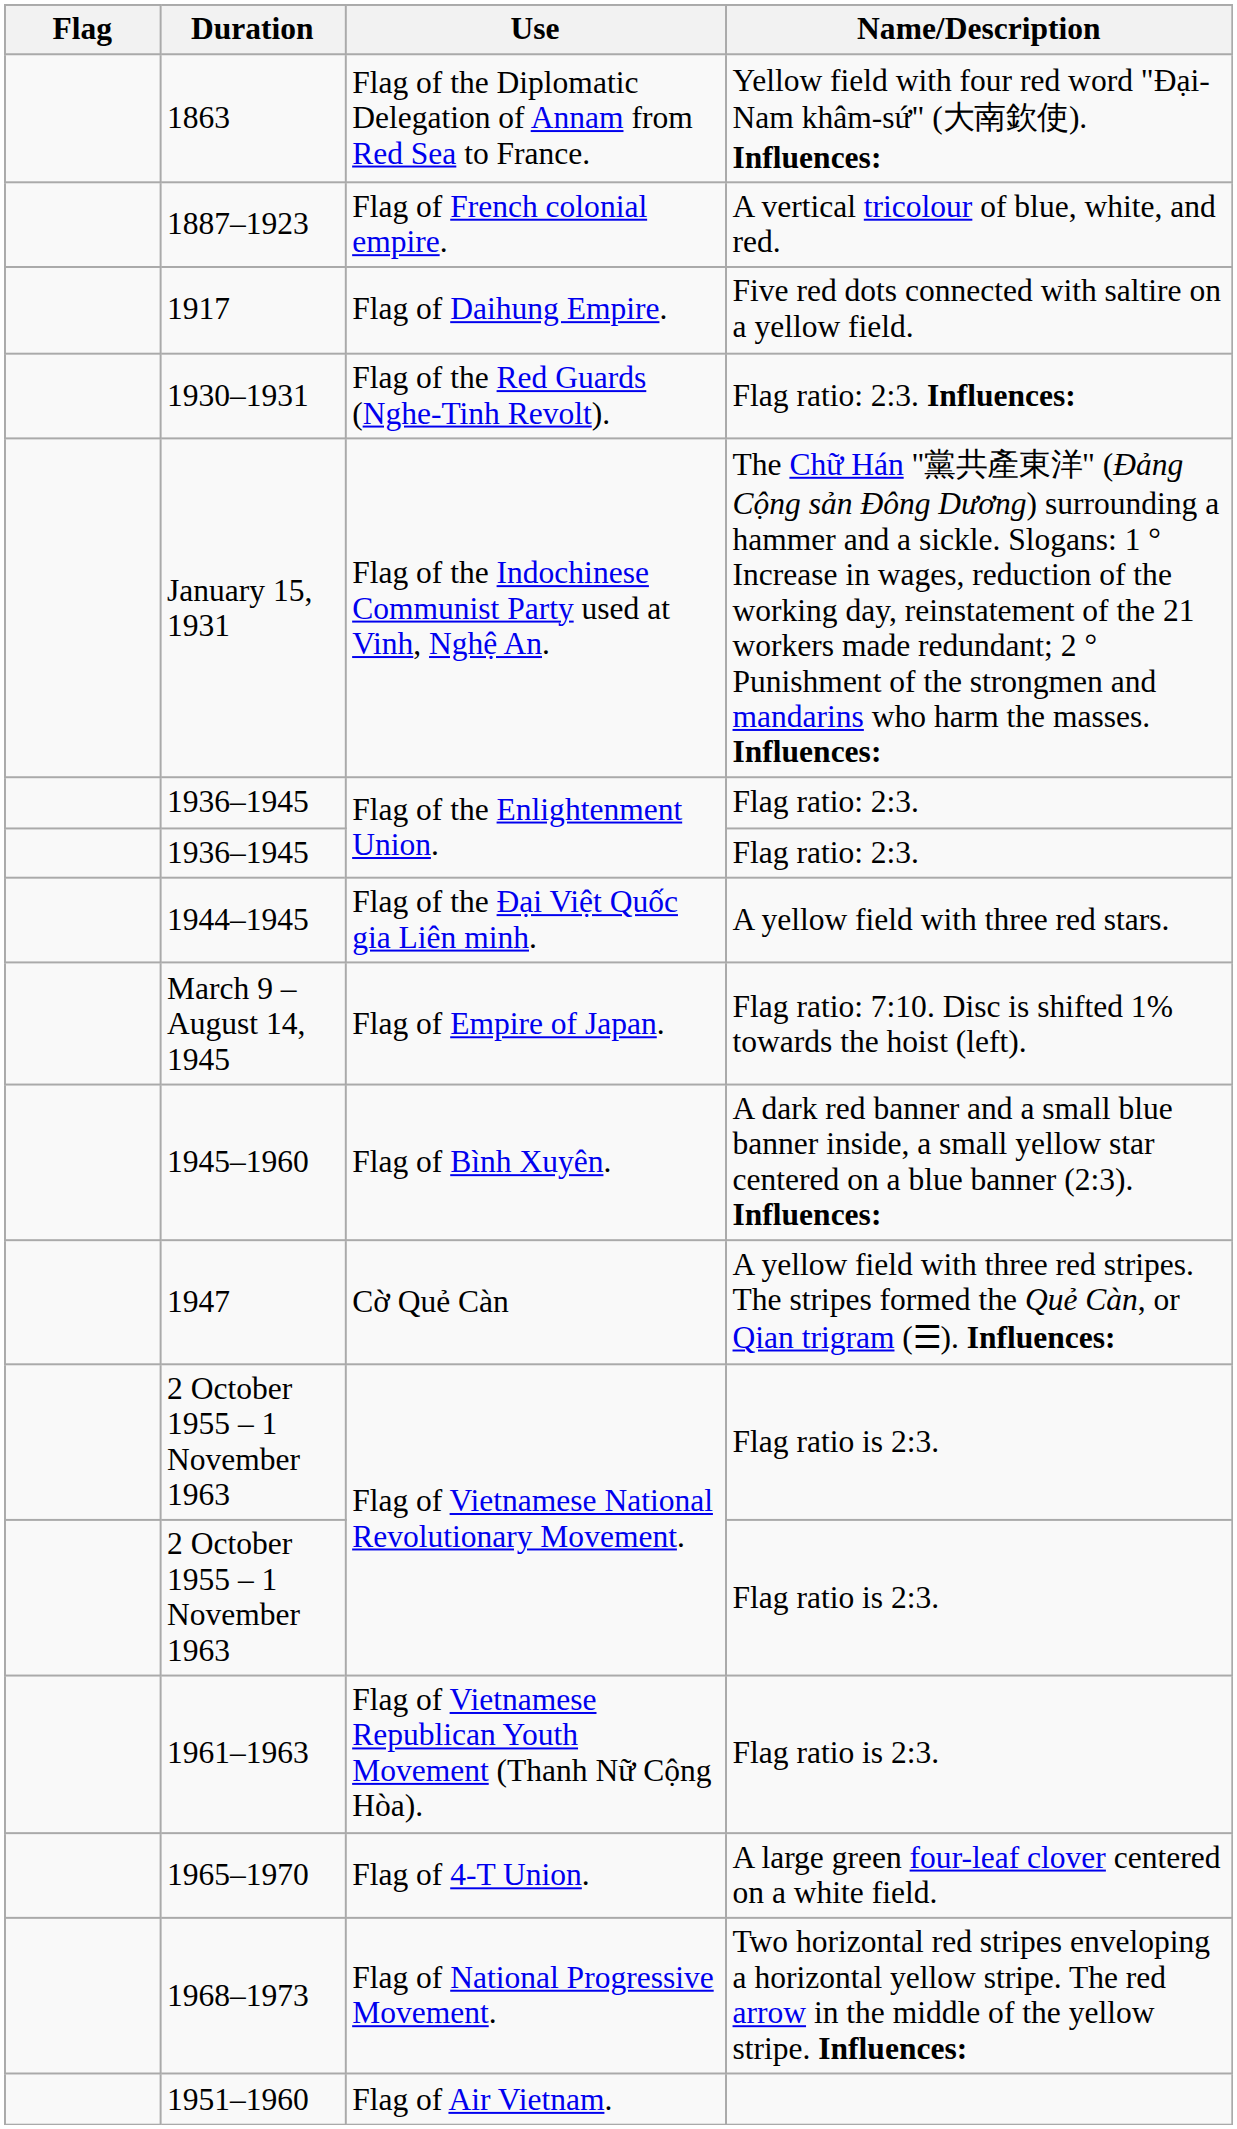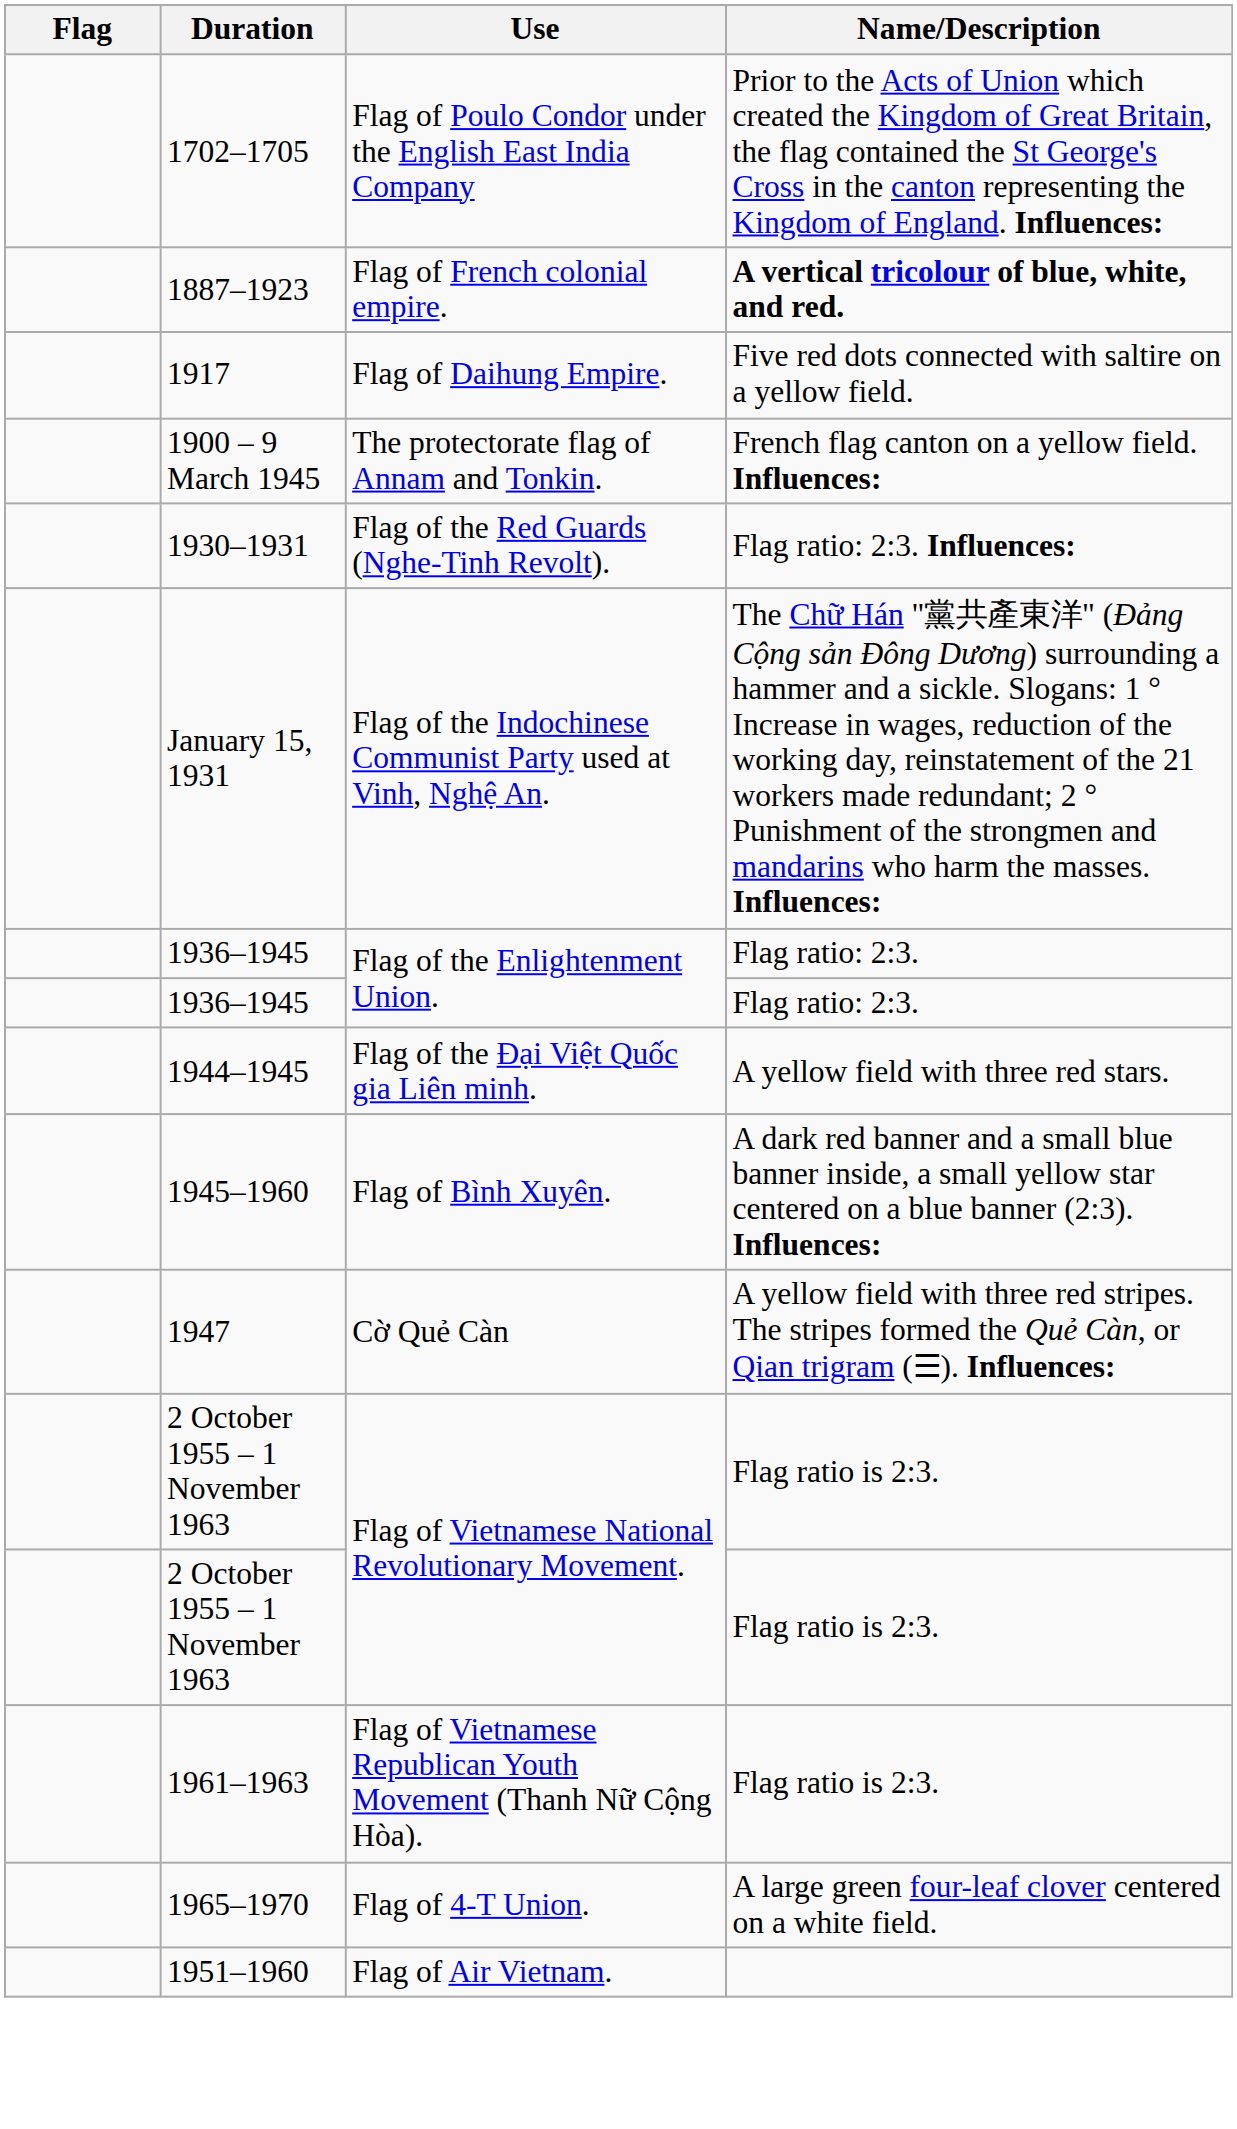+ row: (238, 150)
- row: (199, 117)
(974, 224) normal -> (959, 289) bold
+ row: (244, 459)
- row: (236, 1023)
- row: (238, 1995)
